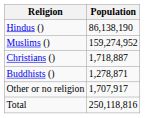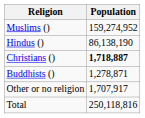rows swapped: (28, 43) <-> (25, 27)
(108, 58) normal -> (108, 58) bold
